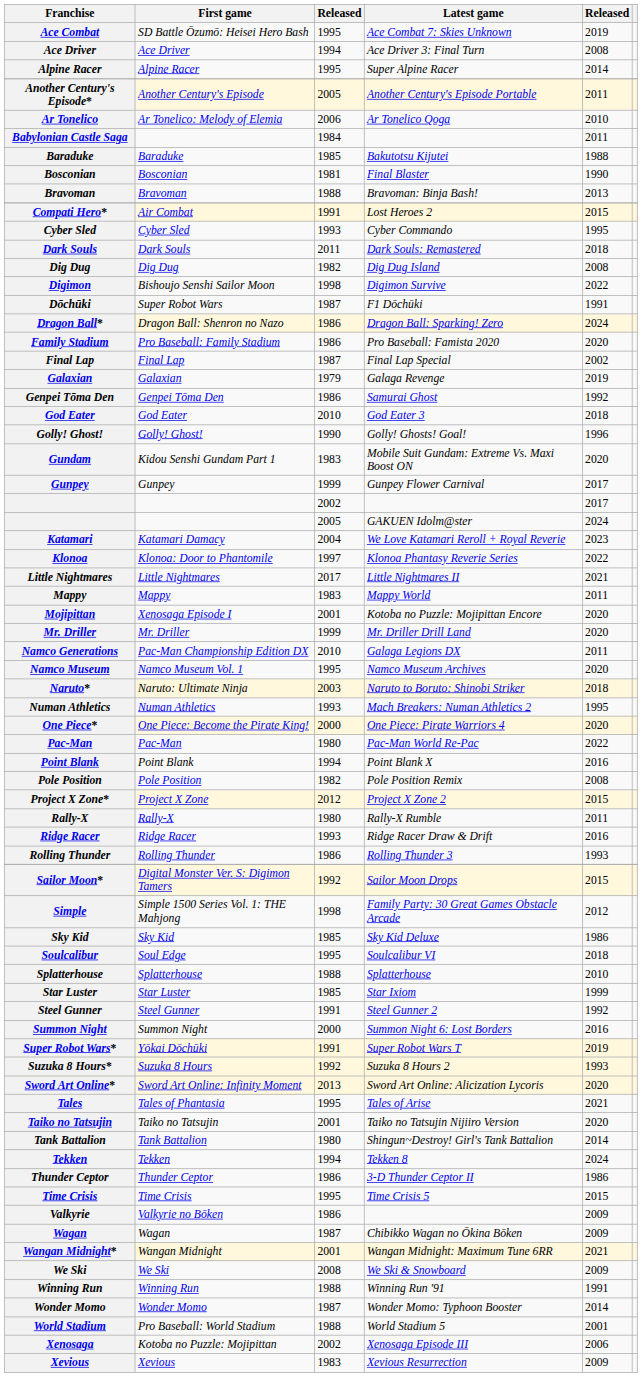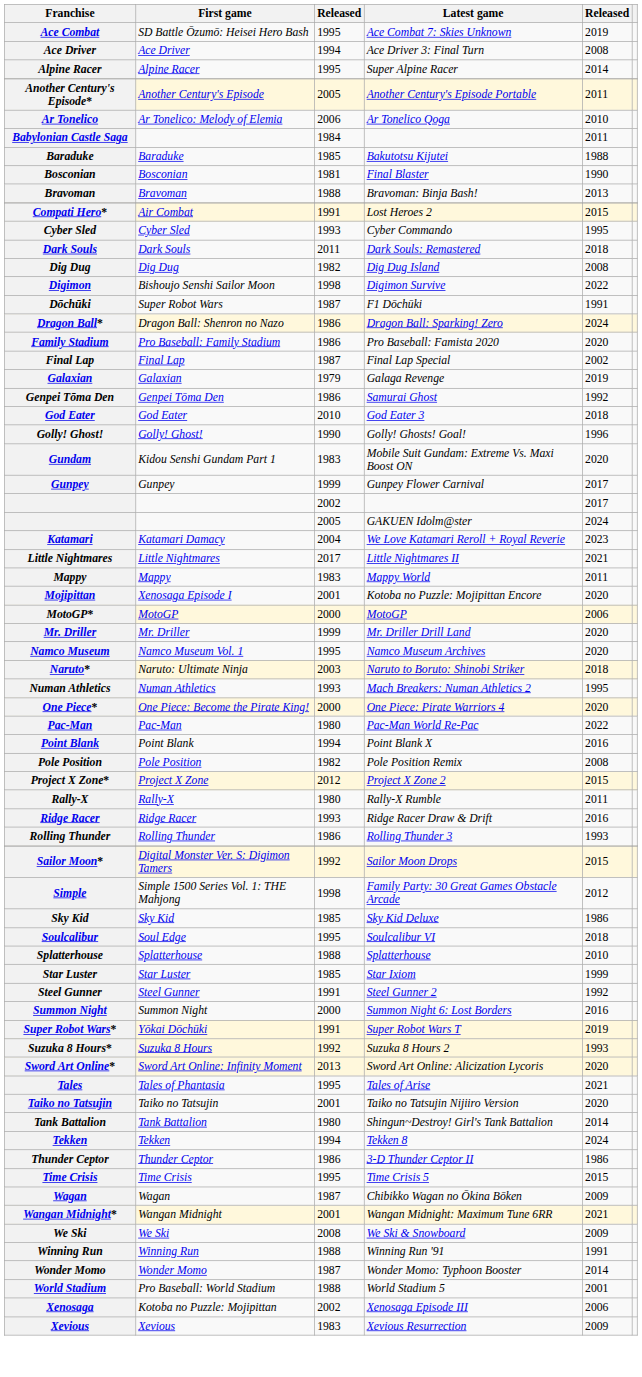- row: (70, 558)
+ row: (70, 614)
- row: (70, 651)
- row: (70, 1214)
